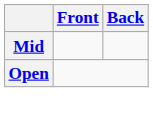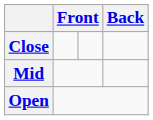+ row: (29, 45)
